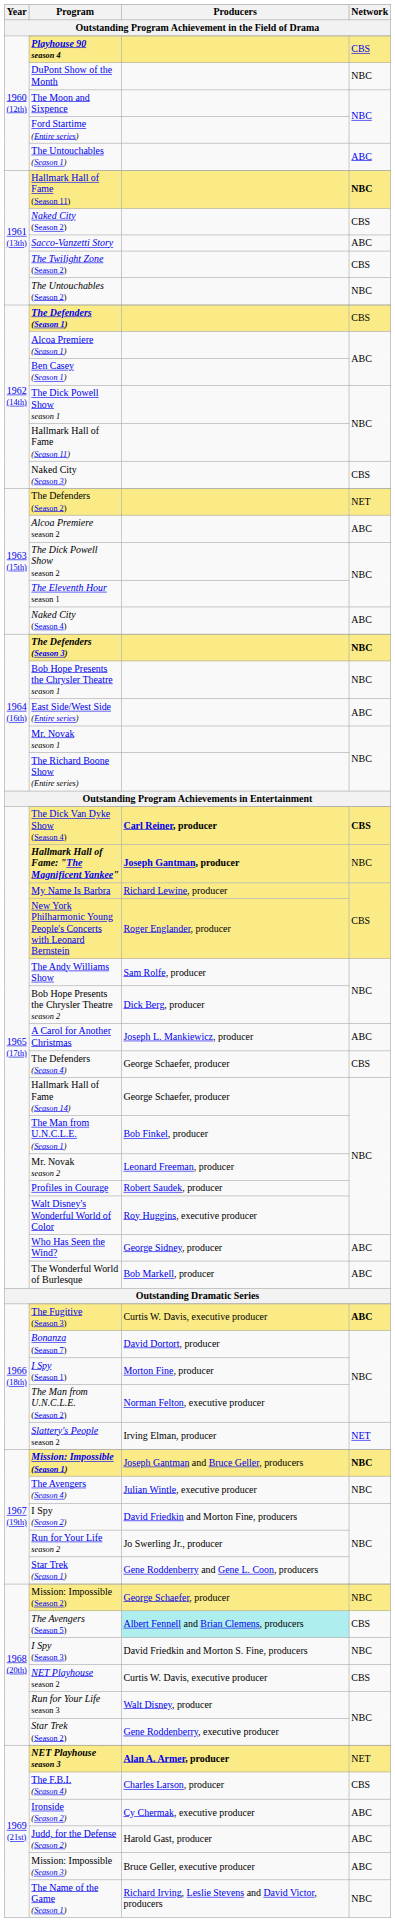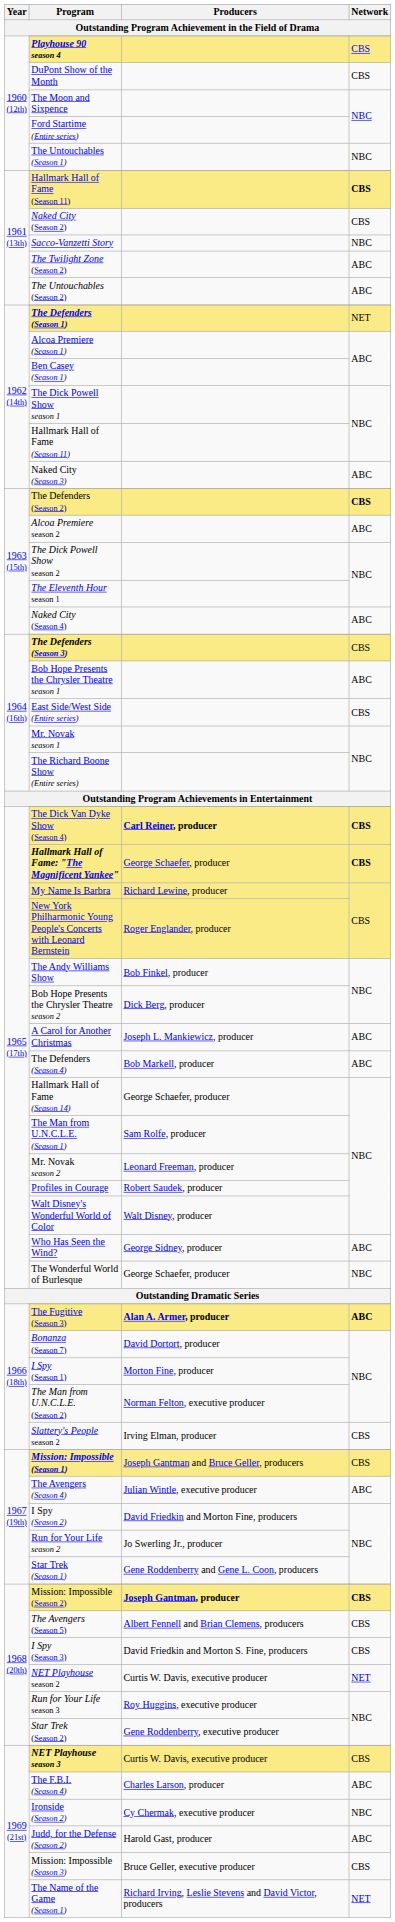(362, 76) NBC -> (361, 76) CBS
(362, 156) ABC -> (362, 156) NBC
(362, 189) NBC -> (361, 189) CBS
(362, 243) ABC -> (362, 243) NBC
(361, 264) CBS -> (362, 264) ABC
(362, 291) NBC -> (362, 291) ABC
(361, 318) CBS -> (361, 318) NET
(361, 475) CBS -> (362, 475) ABC
(361, 502) NET -> (361, 502) CBS
(362, 647) NBC -> (361, 647) CBS
(362, 680) NBC -> (362, 680) ABC
(362, 712) ABC -> (361, 712) CBS
(181, 863) Joseph Gantman, producer -> (177, 863) George Schaefer, producer
(362, 863) NBC -> (361, 863) CBS
(165, 972) Sam Rolfe, producer -> (166, 972) Bob Finkel, producer
(177, 1064) George Schaefer, producer -> (169, 1064) Bob Markell, producer
(361, 1064) CBS -> (362, 1064) ABC
(166, 1134) Bob Finkel, producer -> (165, 1134) Sam Rolfe, producer
(190, 1215) Roy Huggins, executive producer -> (168, 1215) Walt Disney, producer
(169, 1274) Bob Markell, producer -> (177, 1274) George Schaefer, producer
(362, 1274) ABC -> (362, 1274) NBC
(195, 1317) Curtis W. Davis, executive producer -> (176, 1317) Alan A. Armer, producer
(361, 1436) NET -> (361, 1436) CBS
(362, 1463) NBC -> (361, 1463) CBS
(362, 1489) NBC -> (362, 1489) ABC
(177, 1597) George Schaefer, producer -> (181, 1597) Joseph Gantman, producer
(362, 1597) NBC -> (361, 1597) CBS
(214, 1624) paleturquoise background -> (214, 1624) no background
(362, 1651) NBC -> (361, 1651) CBS
(361, 1678) CBS -> (361, 1678) NET
(168, 1705) Walt Disney, producer -> (190, 1705) Roy Huggins, executive producer
(176, 1758) Alan A. Armer, producer -> (195, 1758) Curtis W. Davis, executive producer
(361, 1758) NET -> (361, 1758) CBS
(361, 1785) CBS -> (362, 1785) ABC
(362, 1812) ABC -> (362, 1812) NBC
(362, 1866) ABC -> (361, 1866) CBS
(362, 1898) NBC -> (361, 1898) NET
